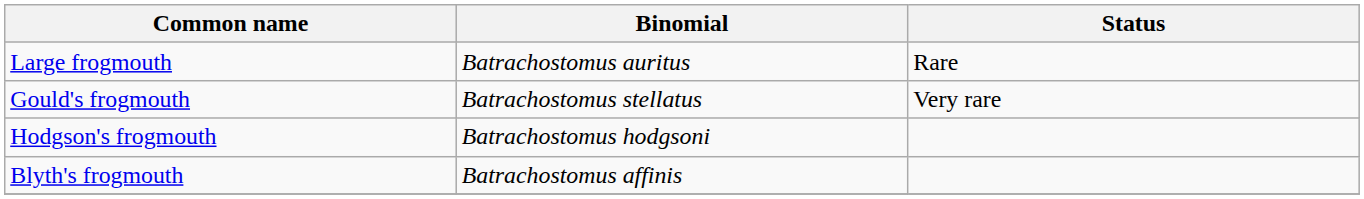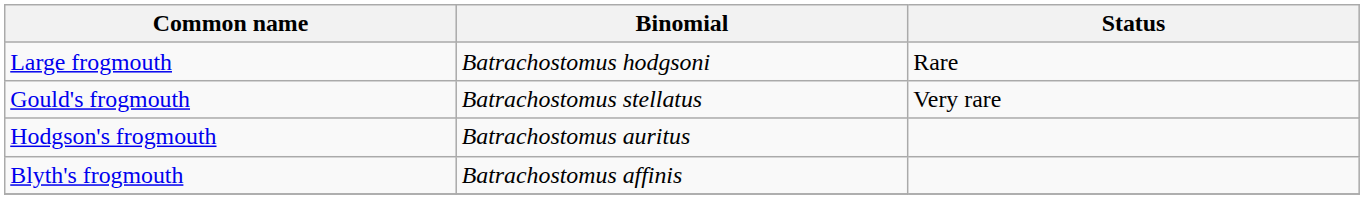(576, 61) Batrachostomus auritus -> (586, 61) Batrachostomus hodgsoni
(586, 136) Batrachostomus hodgsoni -> (576, 136) Batrachostomus auritus
